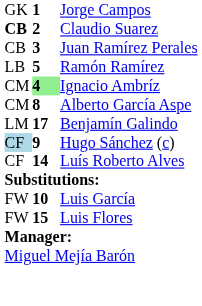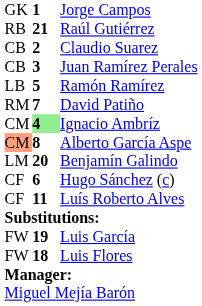+ row: (107, 29)
(16, 29) bold -> (15, 48) normal
+ row: (102, 104)
(17, 104) no background -> (17, 142) lightsalmon background
(40, 123) 17 -> (40, 161) 20
(14, 142) lightblue background -> (14, 180) no background
(36, 142) 9 -> (36, 180) 6
(40, 161) 14 -> (40, 199) 11
(40, 199) 10 -> (40, 236) 19
(40, 217) 15 -> (40, 255) 18
